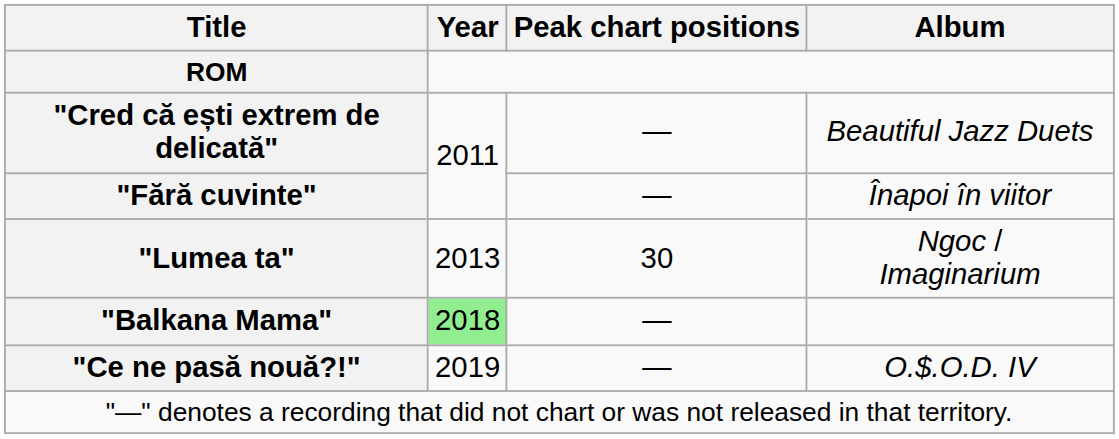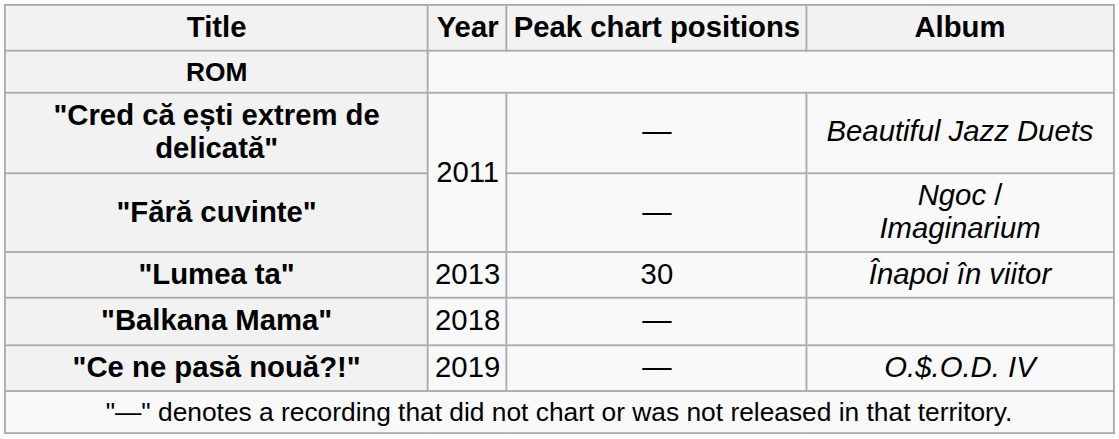(960, 195) Înapoi în viitor -> (960, 211) Ngoc / Imaginarium
(960, 258) Ngoc / Imaginarium -> (960, 274) Înapoi în viitor
(468, 320) lightgreen background -> (468, 320) no background
